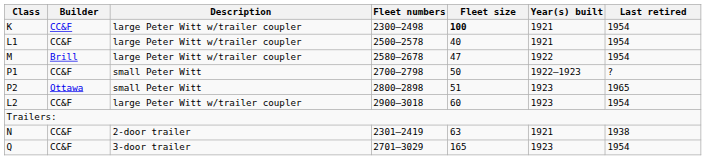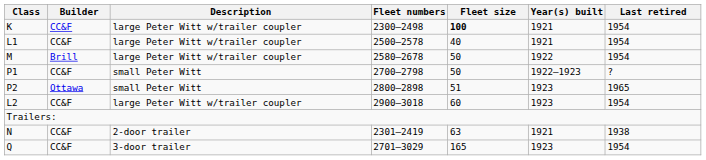(455, 57) 47 -> (455, 57) 50
